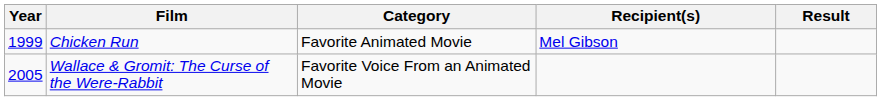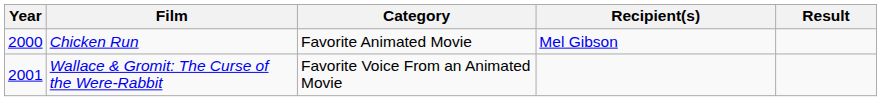(25, 41) 1999 -> (25, 41) 2000
(25, 74) 2005 -> (25, 74) 2001
